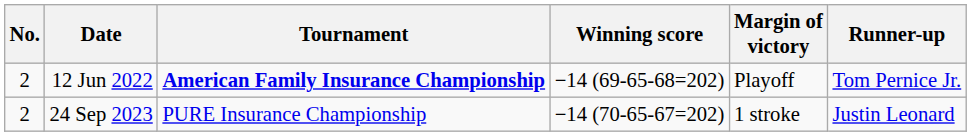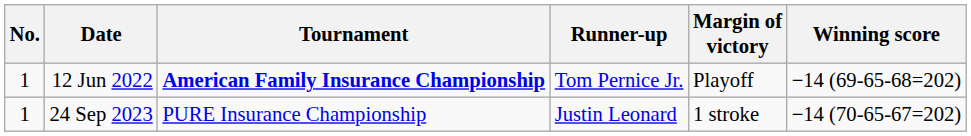columns swapped: (640, 33) <-> (897, 33)
(25, 80) 2 -> (25, 80) 1
(25, 114) 2 -> (25, 114) 1
